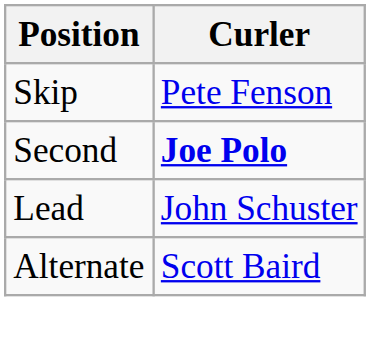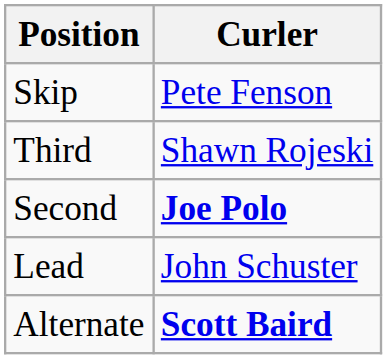+ row: (53, 150)
(241, 266) normal -> (246, 324) bold
